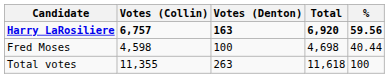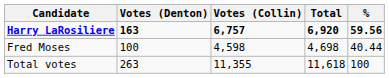columns swapped: (164, 13) <-> (258, 13)
